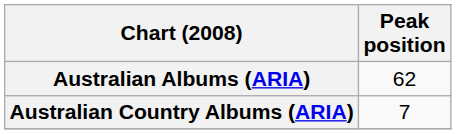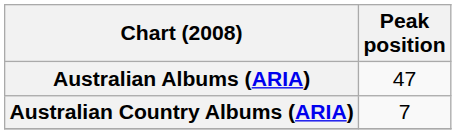(405, 78) 62 -> (405, 78) 47
